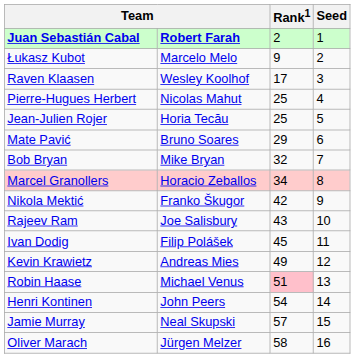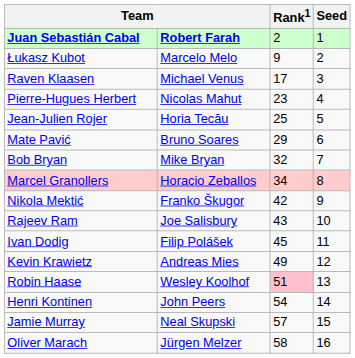(205, 79) Wesley Koolhof -> (202, 79) Michael Venus
(280, 99) 25 -> (280, 99) 23
(202, 282) Michael Venus -> (205, 282) Wesley Koolhof
